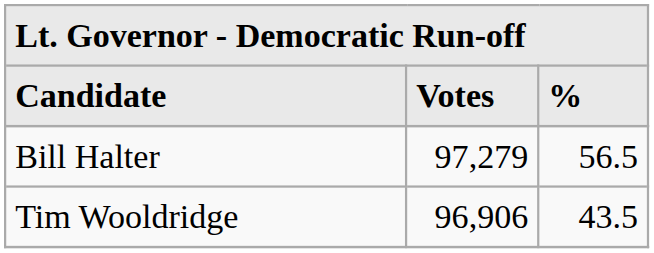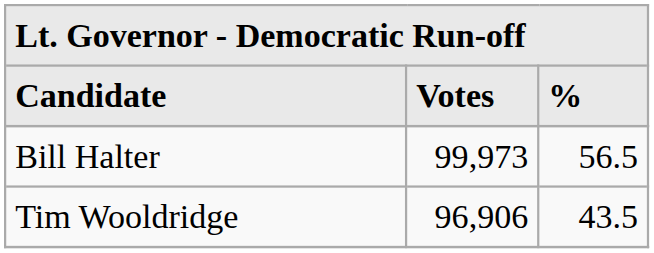(481, 155) 97,279 -> (481, 155) 99,973
